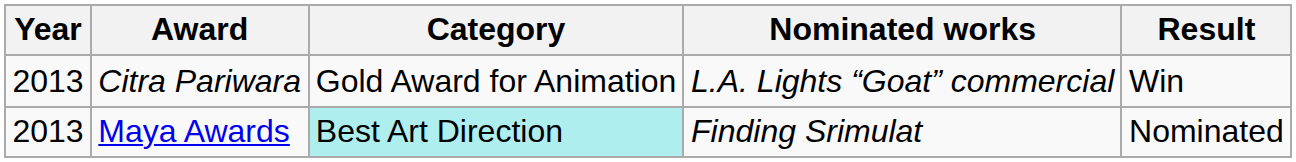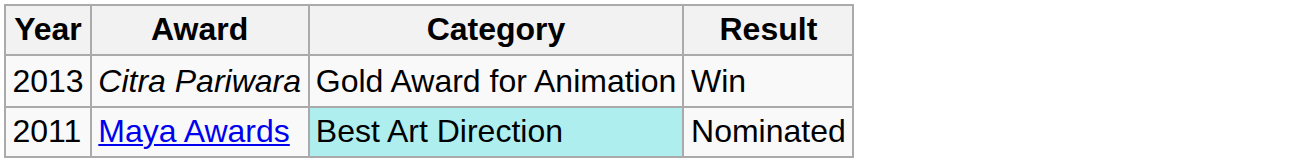- column: (903, 29)
(48, 131) 2013 -> (47, 131) 2011
